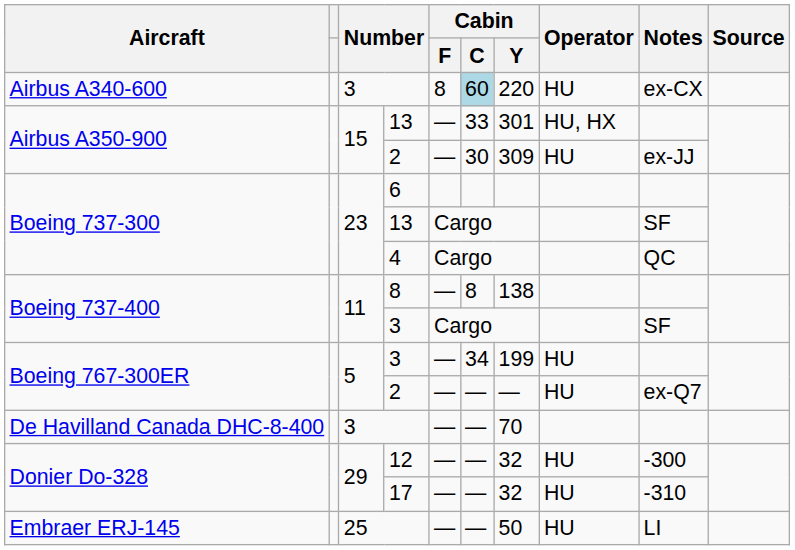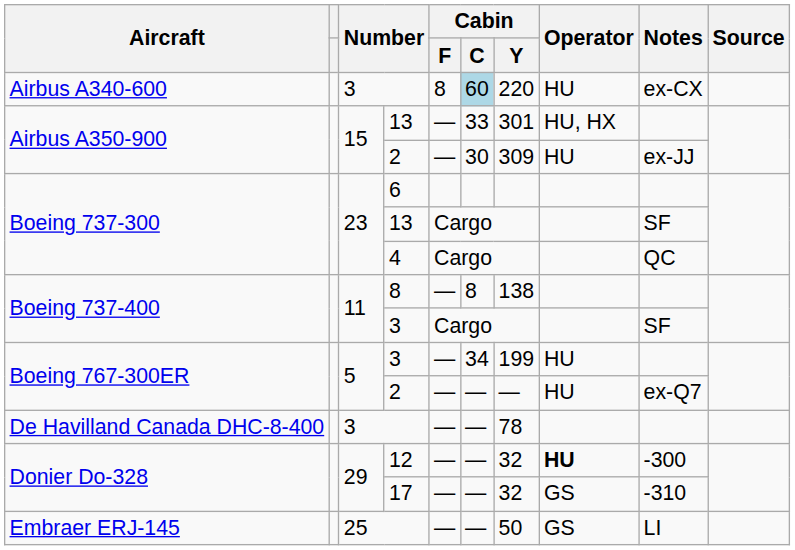(510, 426) 70 -> (510, 426) 78
(559, 460) normal -> (559, 460) bold
(559, 493) HU -> (559, 493) GS
(559, 527) HU -> (559, 527) GS
